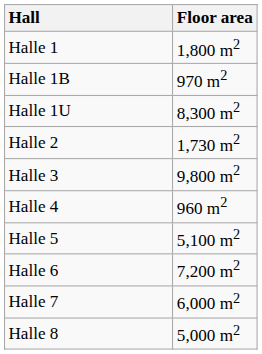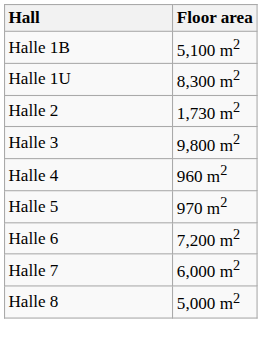- row: (33, 47)
(215, 79) 970 m2 -> (215, 48) 5,100 m2
(215, 238) 5,100 m2 -> (215, 206) 970 m2
